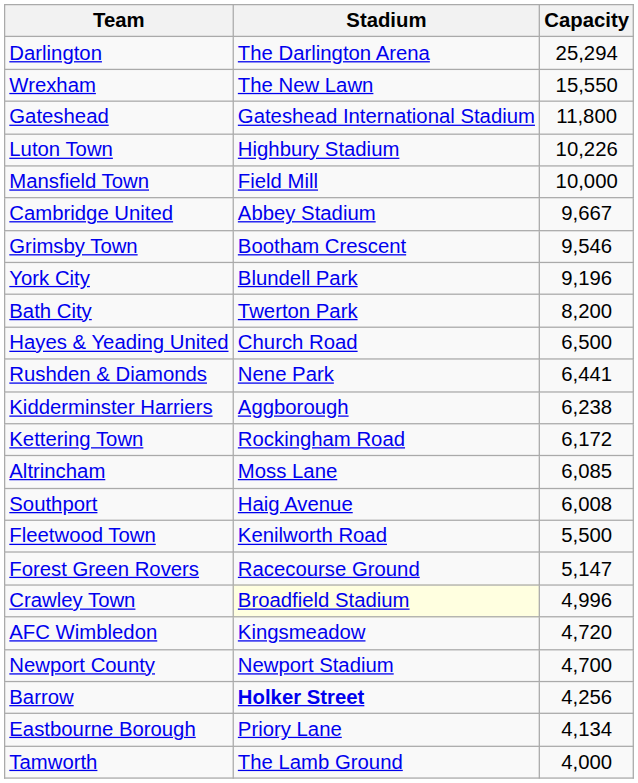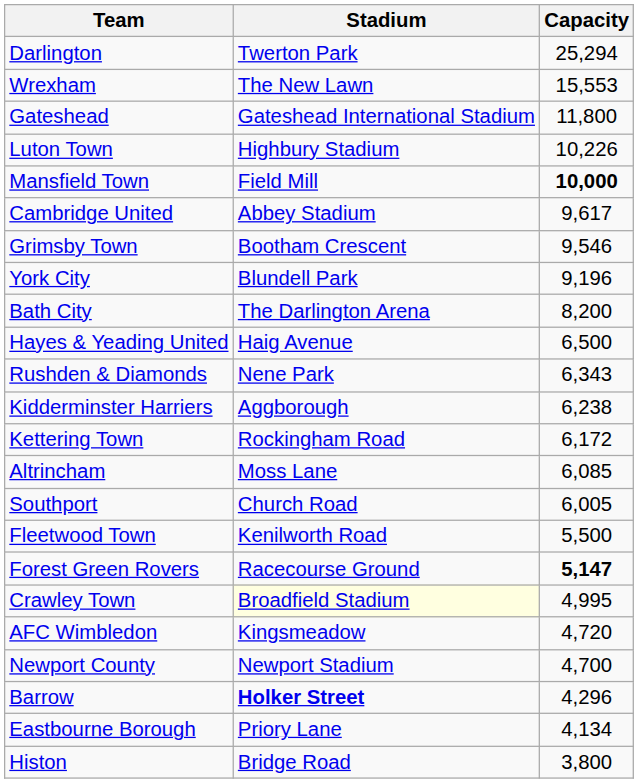(334, 52) The Darlington Arena -> (298, 52) Twerton Park
(587, 85) 15,550 -> (587, 85) 15,553
(587, 181) normal -> (587, 181) bold
(587, 213) 9,667 -> (587, 213) 9,617
(298, 310) Twerton Park -> (334, 310) The Darlington Arena
(298, 342) Church Road -> (295, 342) Haig Avenue
(587, 375) 6,441 -> (587, 375) 6,343
(295, 504) Haig Avenue -> (298, 504) Church Road
(587, 504) 6,008 -> (587, 504) 6,005
(587, 568) normal -> (587, 568) bold
(587, 600) 4,996 -> (587, 600) 4,995
(587, 697) 4,256 -> (587, 697) 4,296
- row: (53, 761)
+ row: (38, 761)
